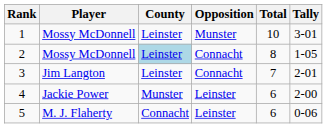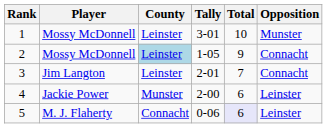columns swapped: (306, 14) <-> (224, 14)
(273, 53) 8 -> (241, 53) 9
(273, 113) no background -> (241, 113) lavender background
